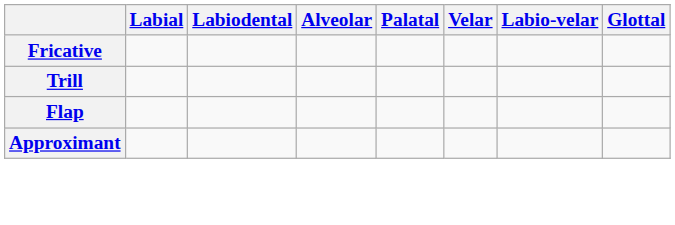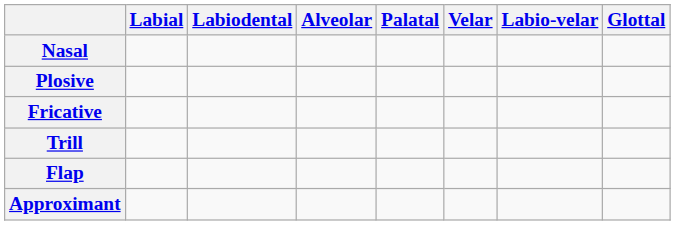+ row: (65, 50)
+ row: (65, 81)
